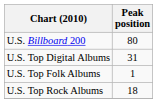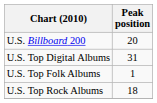(133, 40) 80 -> (133, 40) 20
